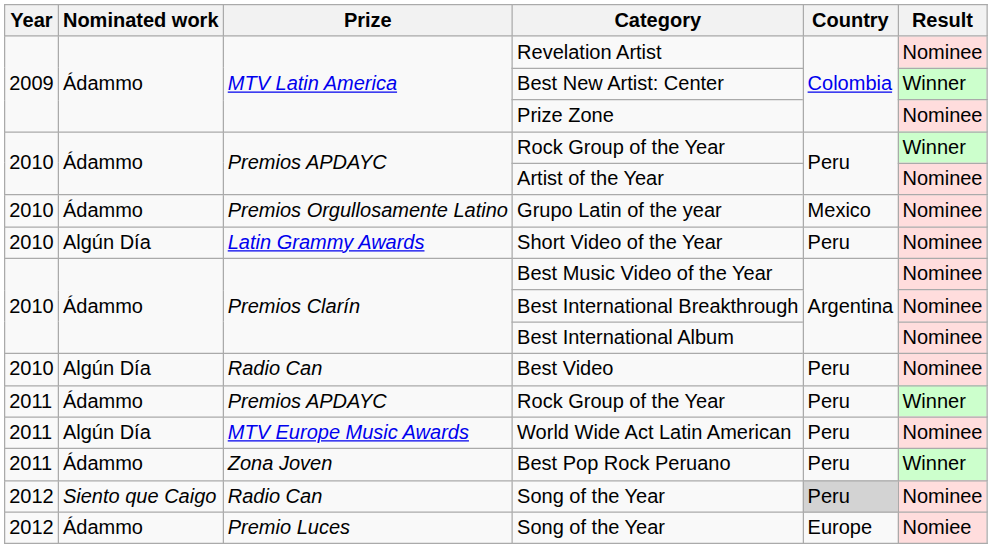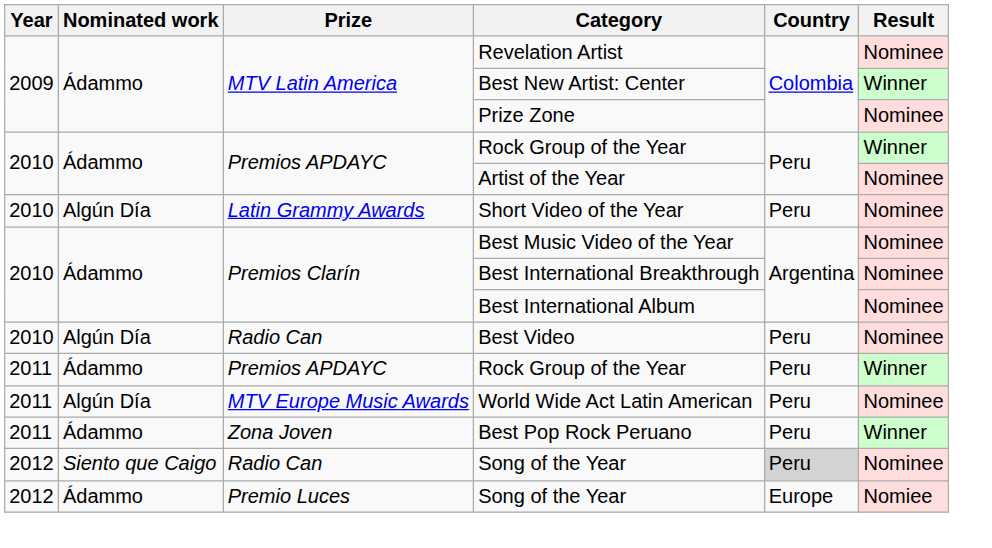- row: (368, 210)
